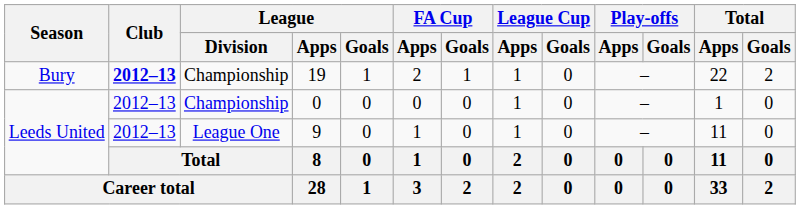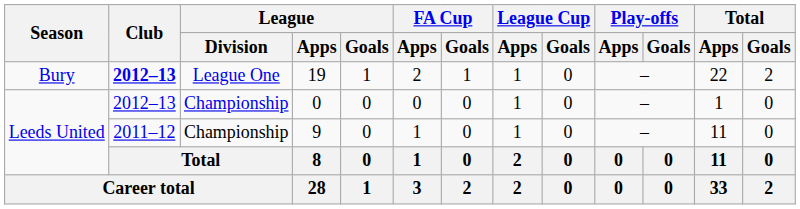(236, 75) Championship -> (236, 75) League One
(144, 132) 2012–13 -> (144, 132) 2011–12
(236, 132) League One -> (236, 132) Championship
